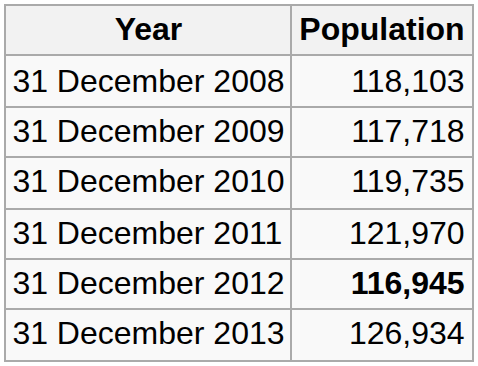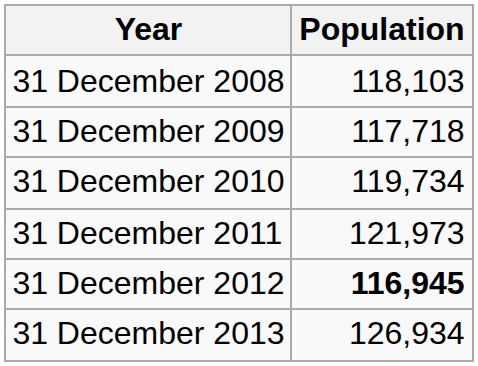(408, 182) 119,735 -> (408, 182) 119,734
(407, 232) 121,970 -> (407, 232) 121,973
